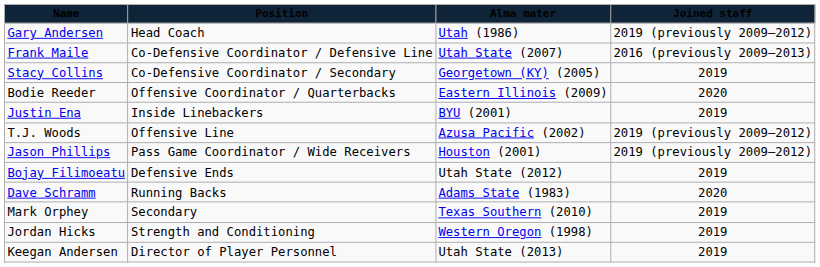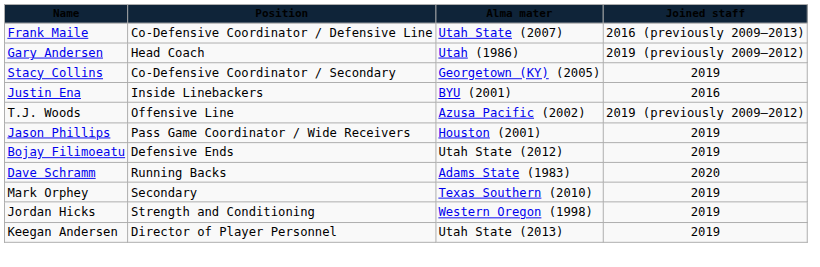rows swapped: (55, 33) <-> (48, 53)
- row: (52, 93)
(713, 113) 2019 -> (705, 93) 2016
(713, 152) 2019 (previously 2009–2012) -> (705, 132) 2019
